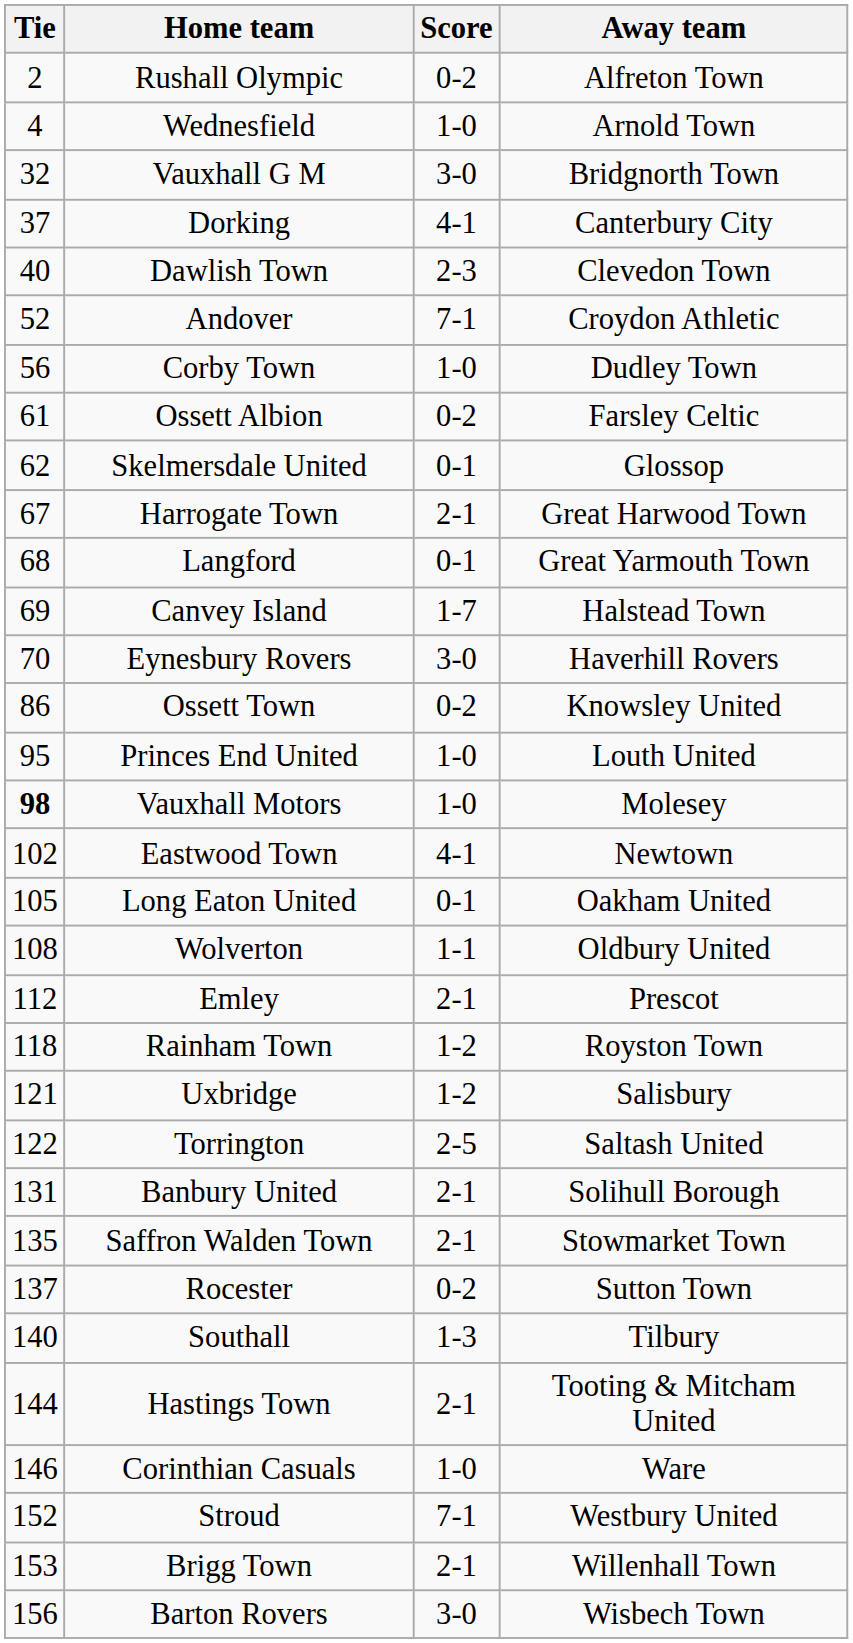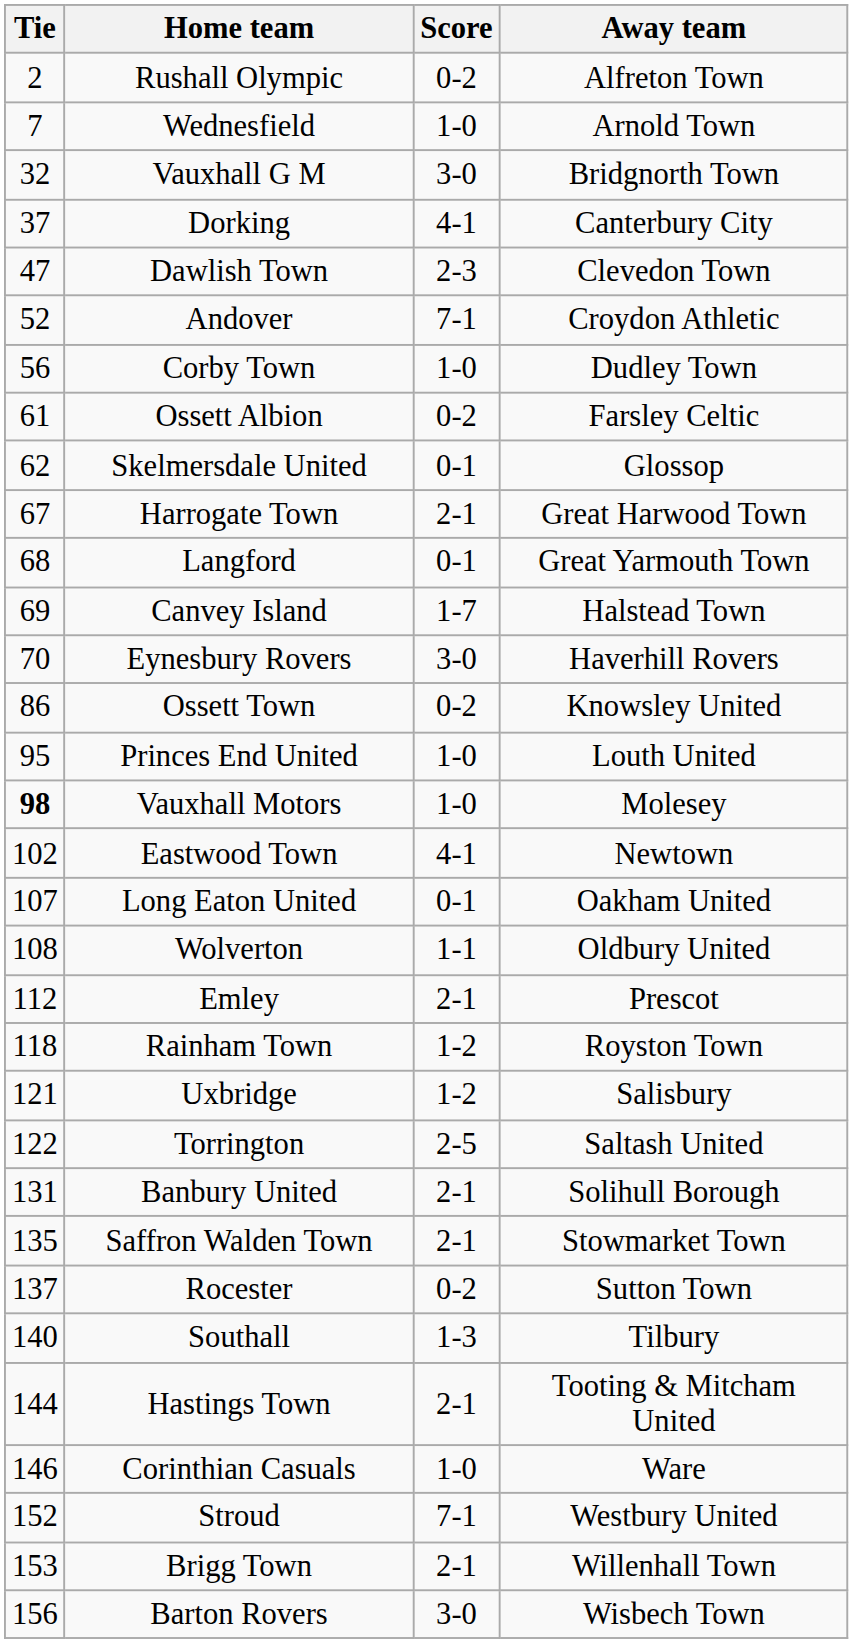(35, 125) 4 -> (35, 125) 7
(35, 271) 40 -> (35, 271) 47
(35, 901) 105 -> (35, 901) 107
